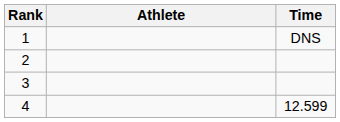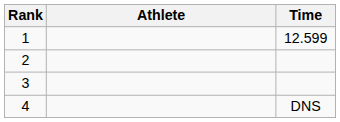(306, 38) DNS -> (306, 38) 12.599
(306, 106) 12.599 -> (306, 106) DNS
